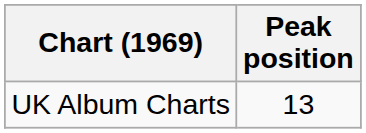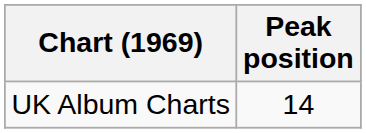(298, 104) 13 -> (298, 104) 14
